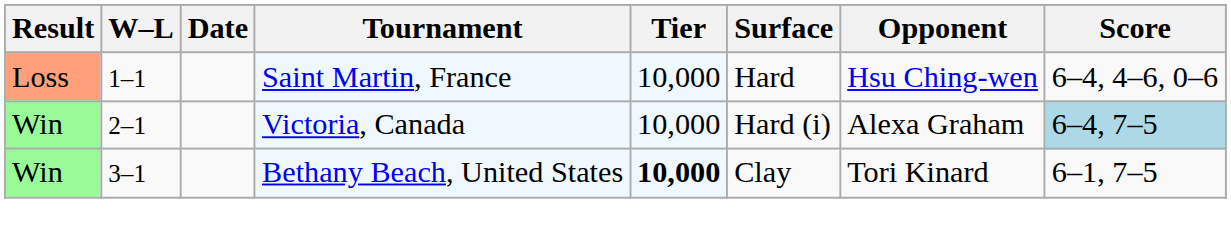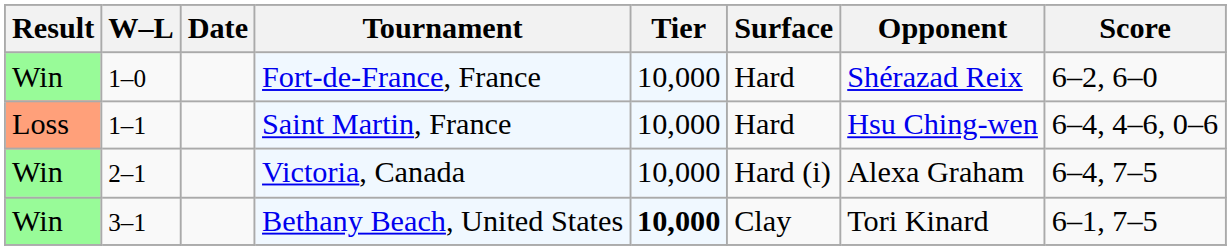+ row: (401, 76)
(1105, 124) lightblue background -> (1105, 172) no background
